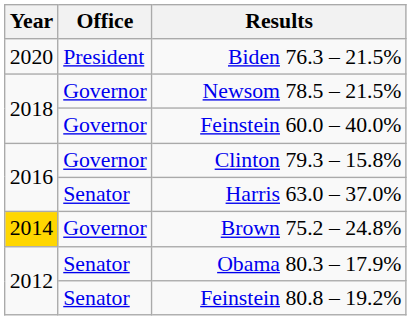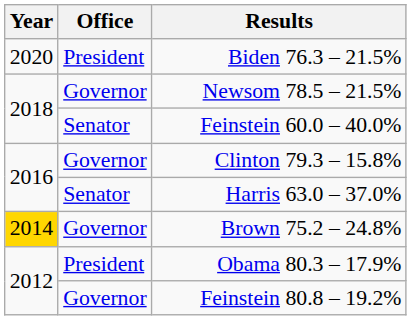(105, 125) Governor -> (96, 125) Senator
(96, 263) Senator -> (104, 263) President
(96, 297) Senator -> (105, 297) Governor
